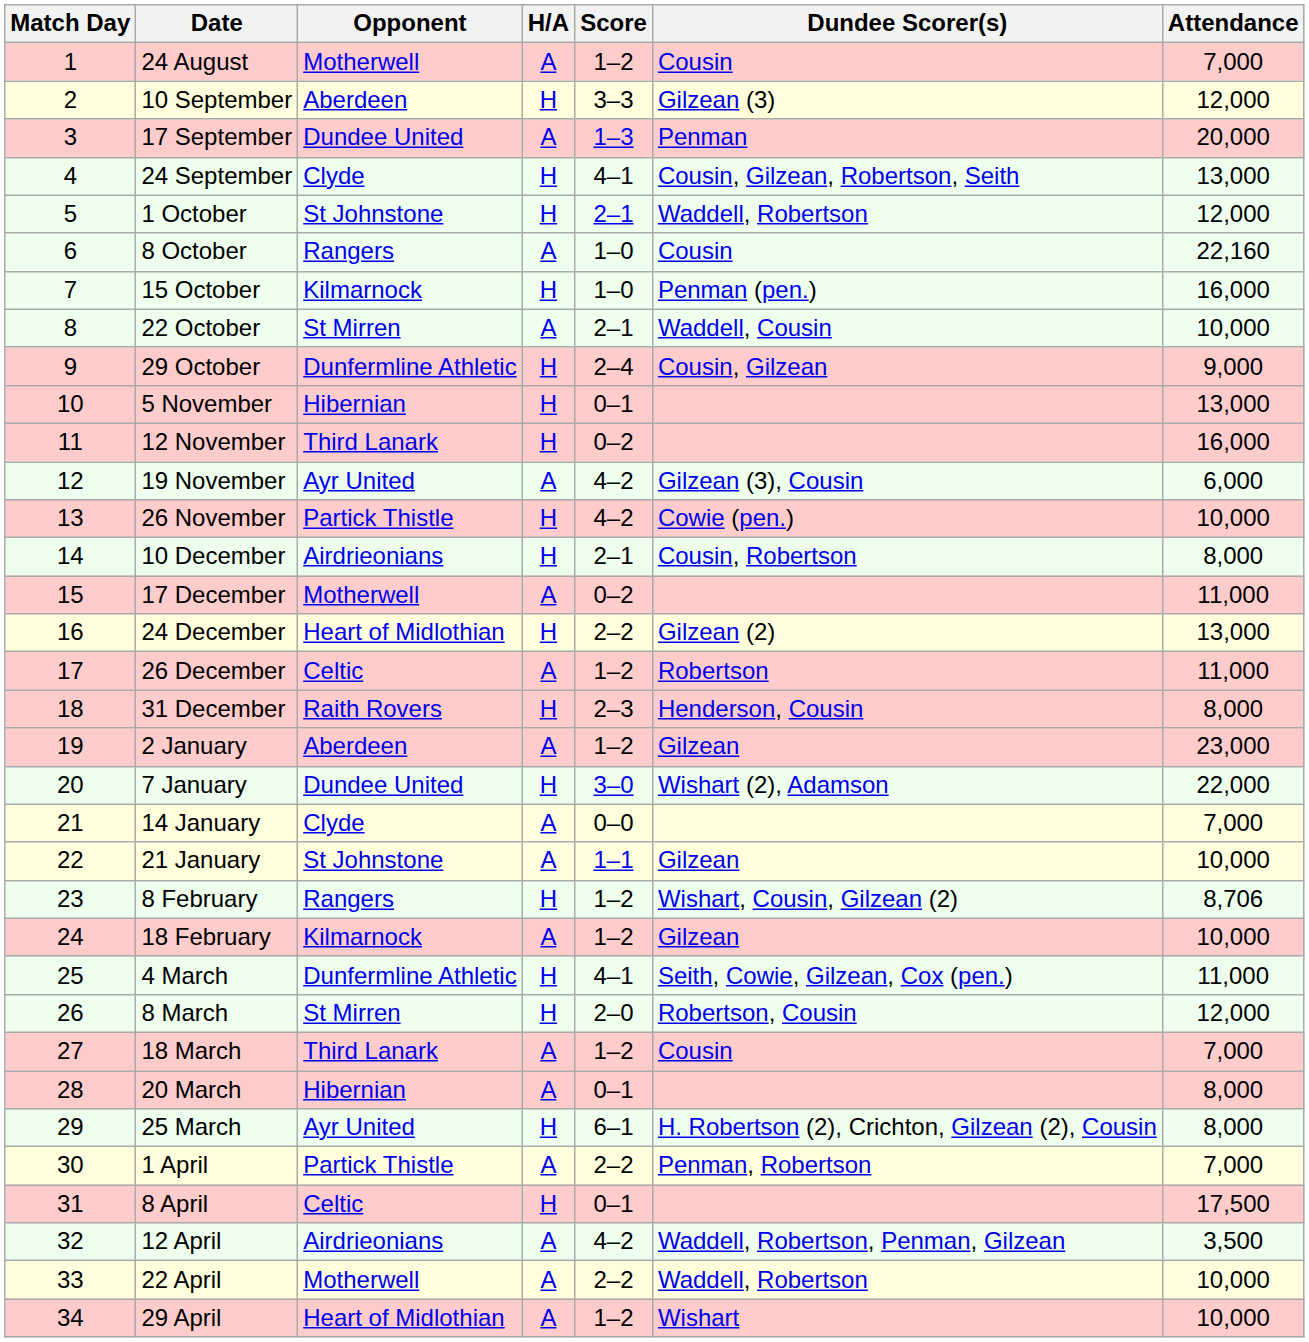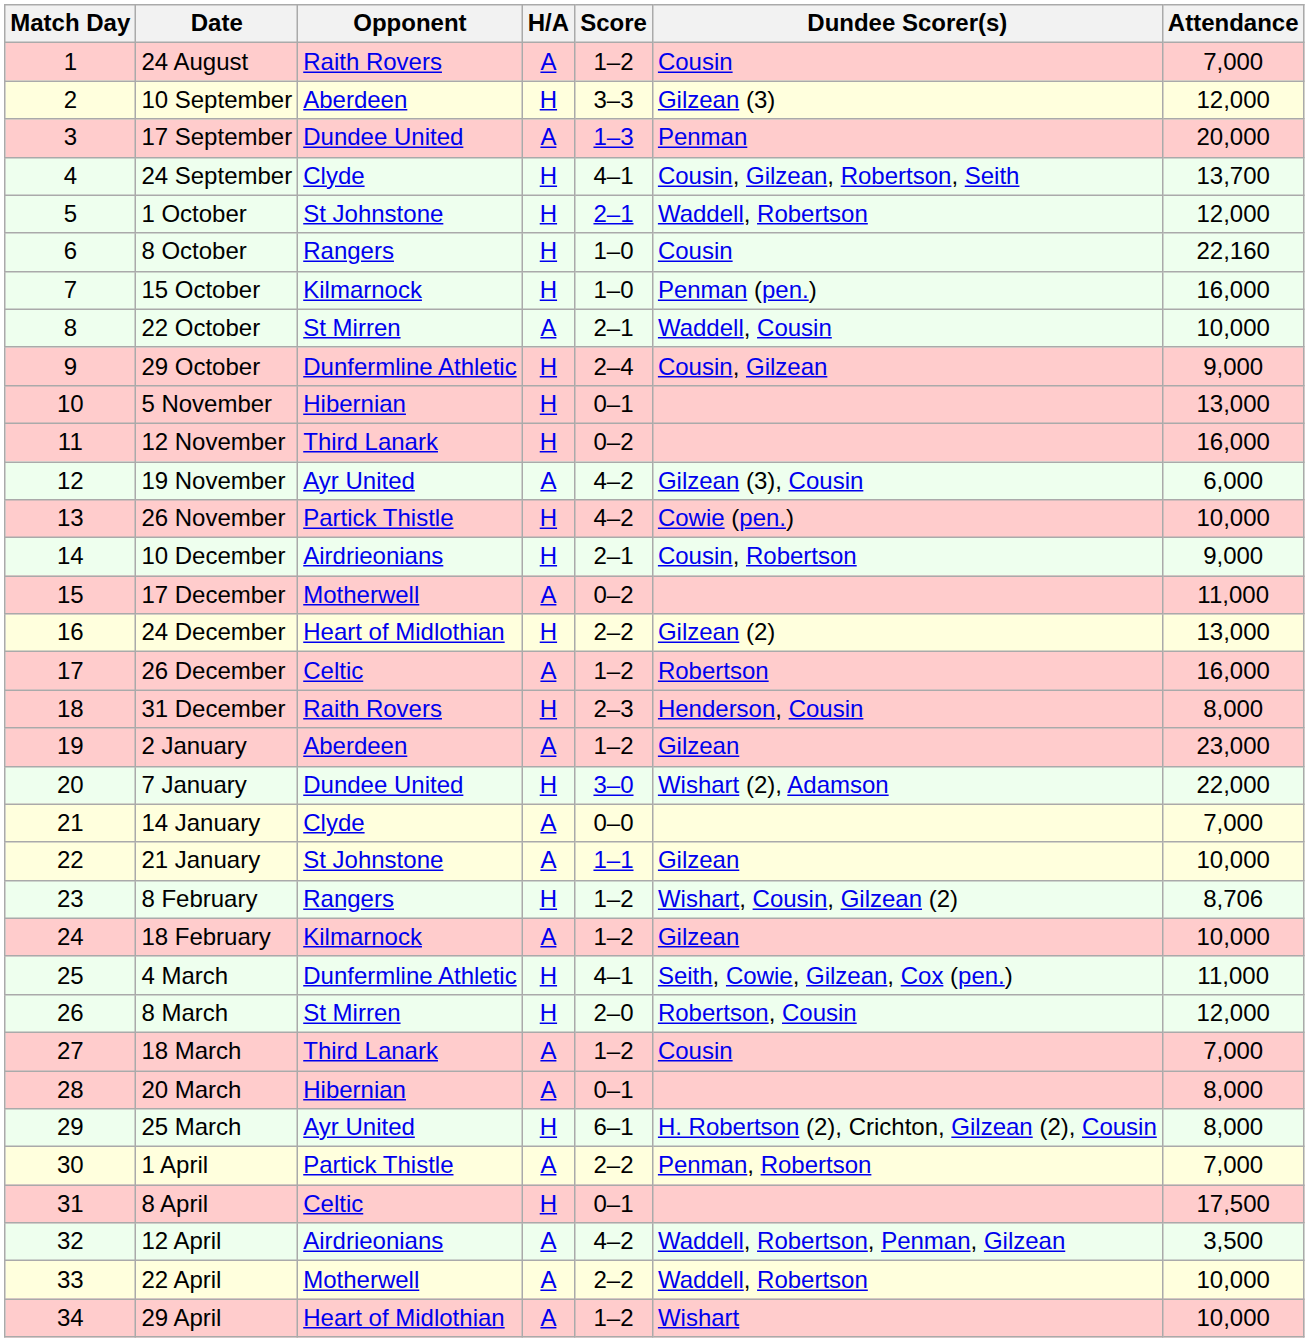(361, 61) Motherwell -> (373, 61) Raith Rovers
(1233, 175) 13,000 -> (1233, 175) 13,700
(548, 251) A -> (548, 251) H
(1233, 556) 8,000 -> (1233, 556) 9,000
(1233, 670) 11,000 -> (1233, 670) 16,000
